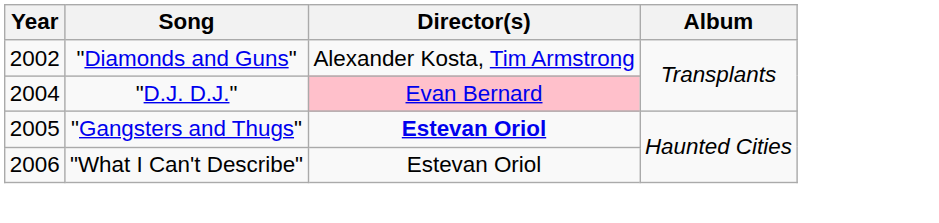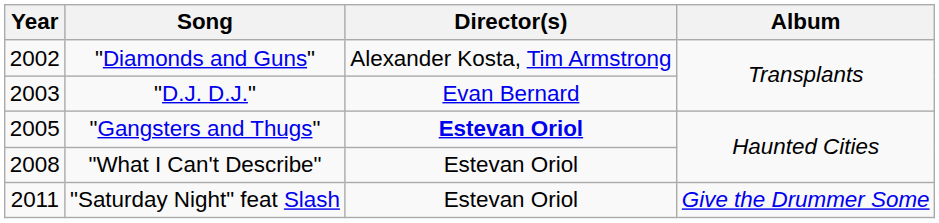(35, 93) 2004 -> (35, 93) 2003
(474, 93) pink background -> (511, 93) no background
(35, 164) 2006 -> (35, 164) 2008
+ row: (205, 199)
